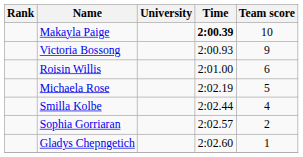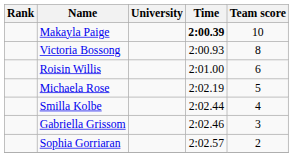(267, 50) 9 -> (258, 50) 8
+ row: (83, 124)
- row: (87, 143)
